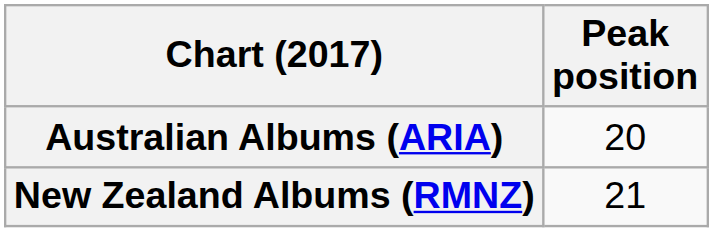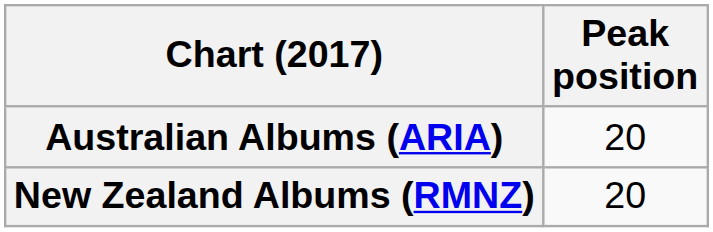(625, 195) 21 -> (625, 195) 20
